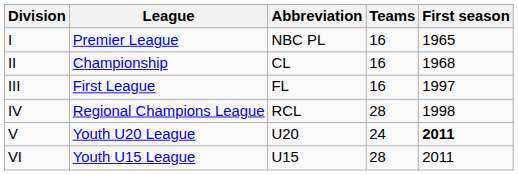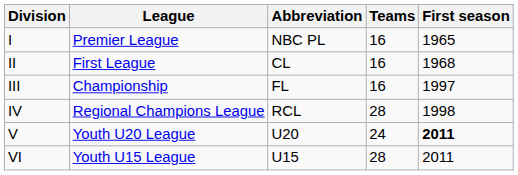(120, 63) Championship -> (114, 63) First League
(114, 87) First League -> (120, 87) Championship
